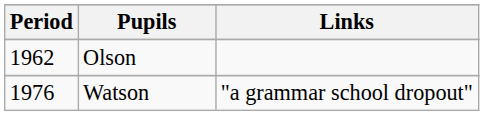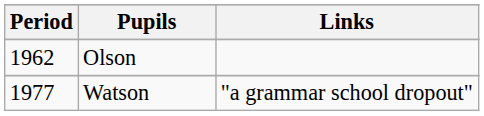(32, 92) 1976 -> (32, 92) 1977
